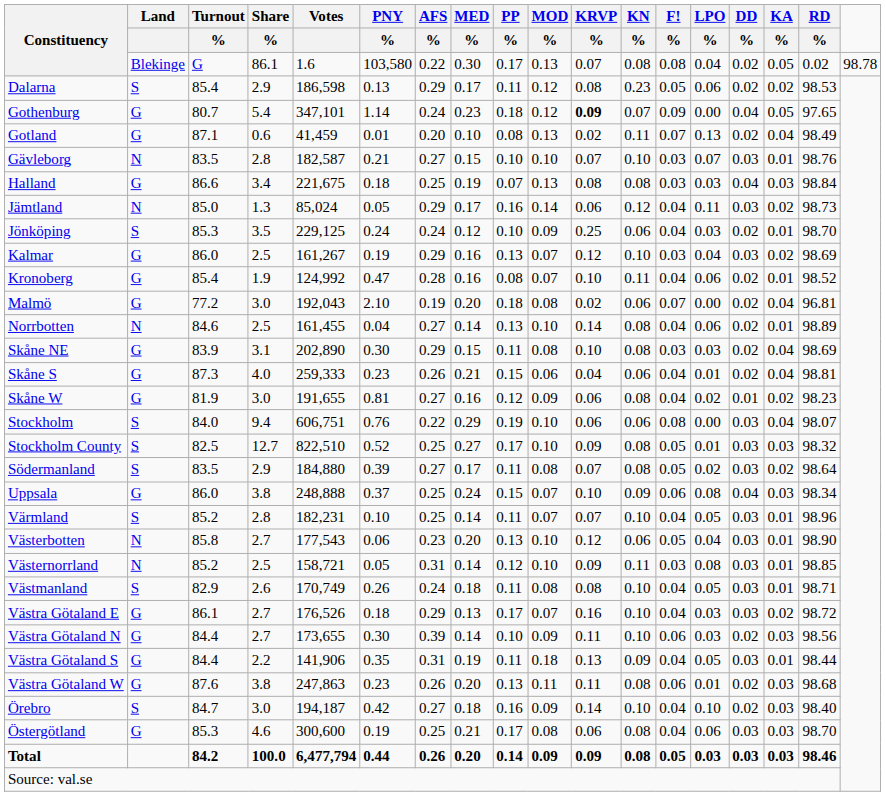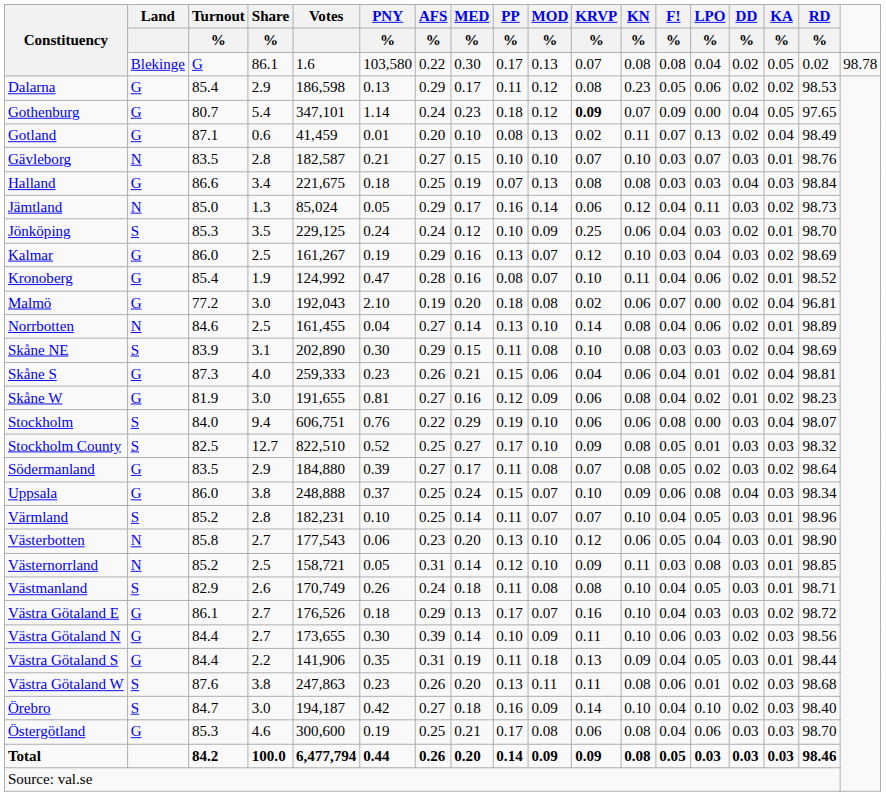(135, 87) S -> (136, 87) G
(136, 350) G -> (135, 350) S
(135, 469) S -> (136, 469) G
(136, 684) G -> (135, 684) S
